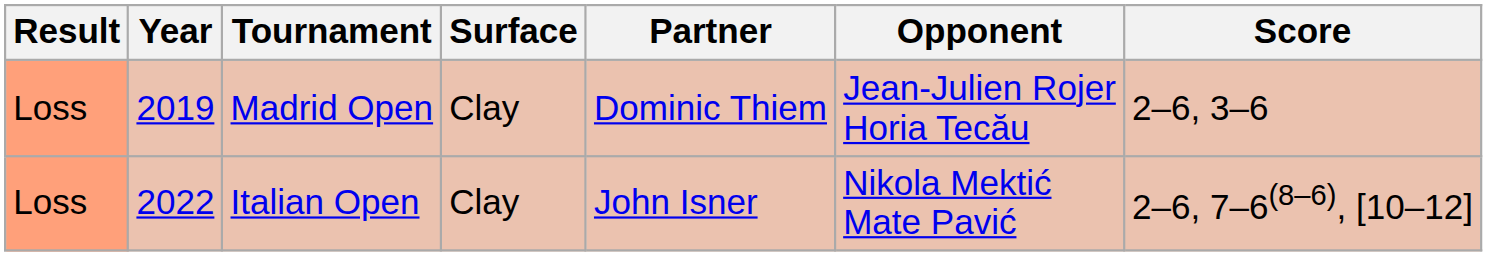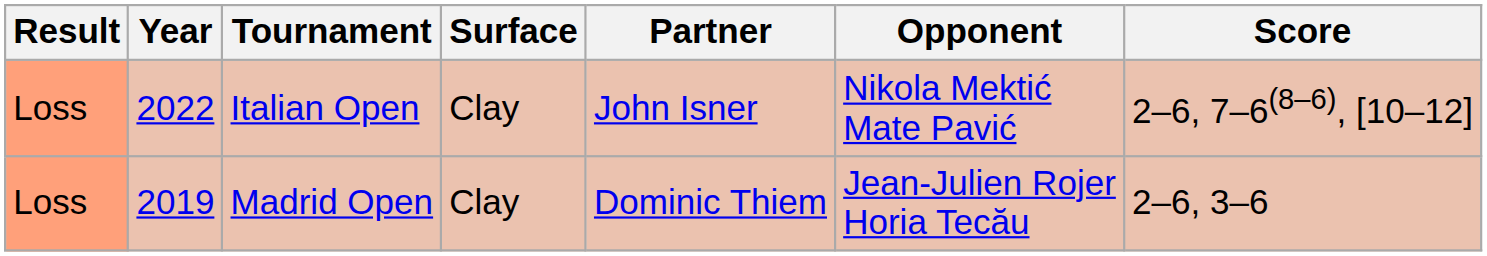rows swapped: (332, 107) <-> (325, 202)
